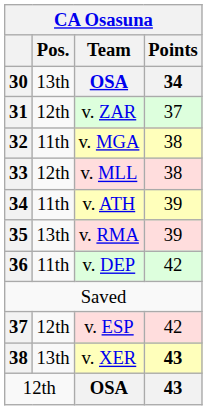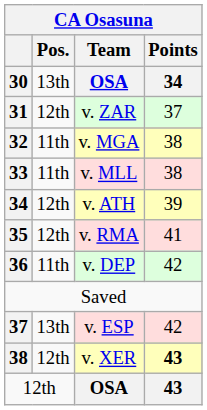(53, 173) 12th -> (53, 173) 11th
(53, 203) 11th -> (53, 203) 12th
(53, 234) 13th -> (53, 234) 12th
(173, 234) 39 -> (173, 234) 41
(53, 326) 12th -> (53, 326) 13th
(53, 357) 13th -> (53, 357) 12th
